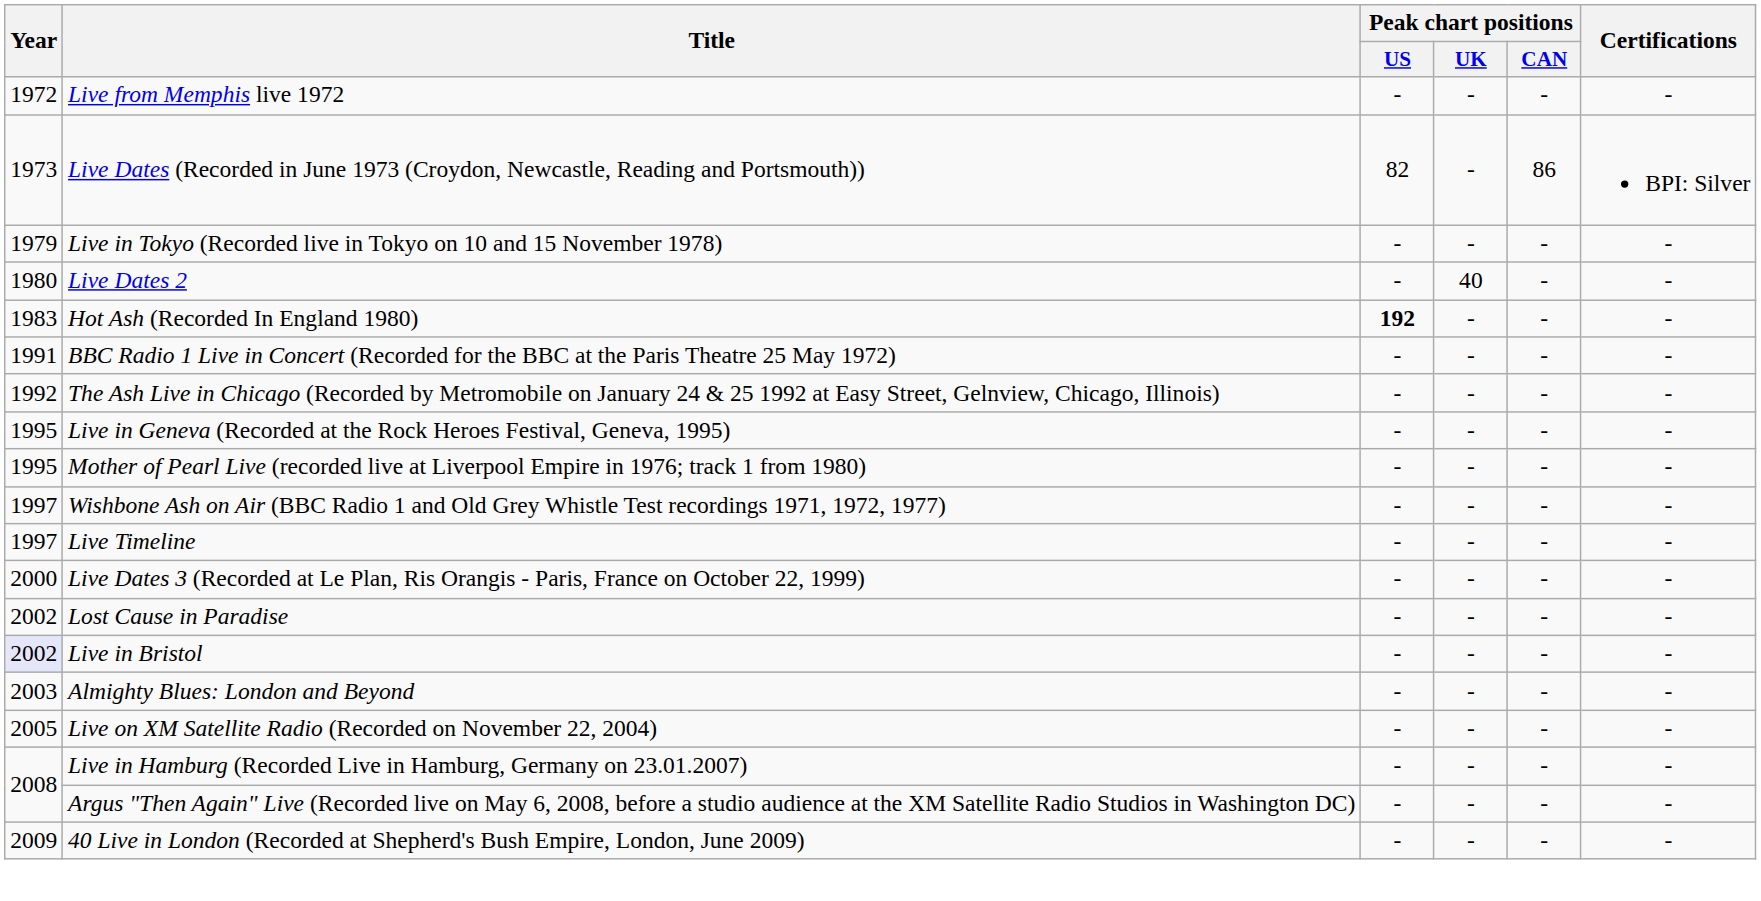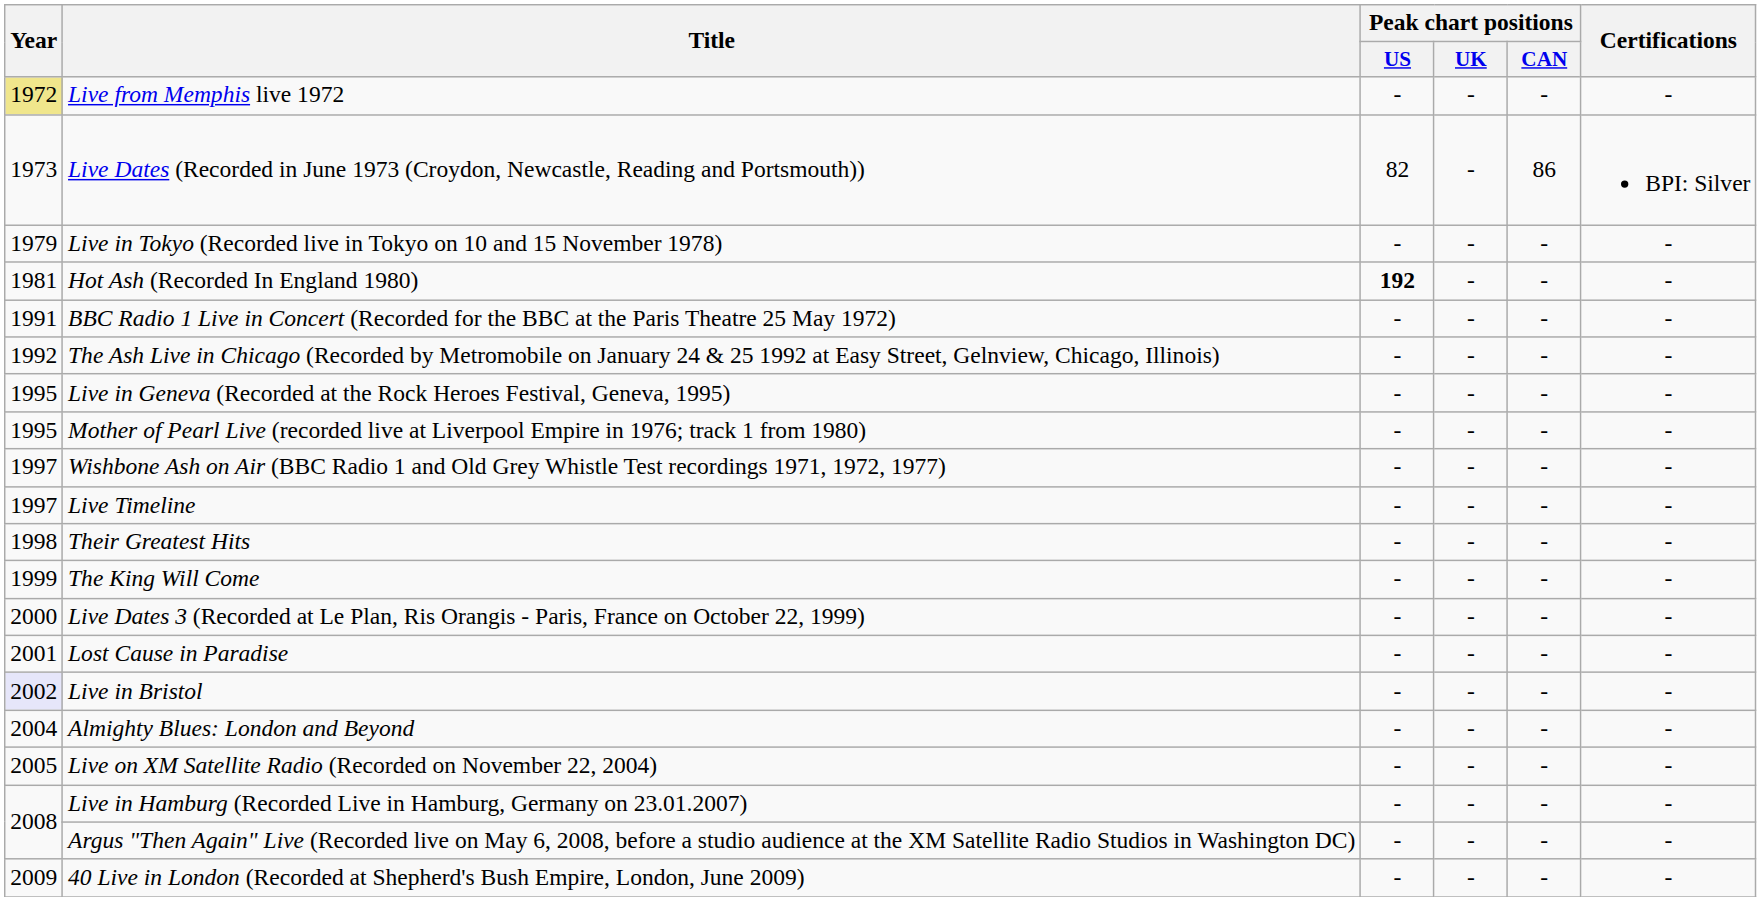(34, 95) no background -> (34, 95) khaki background
- row: (127, 280)
(34, 318) 1983 -> (34, 280) 1981
+ row: (159, 541)
+ row: (164, 579)
(34, 616) 2002 -> (34, 653) 2001
(34, 691) 2003 -> (34, 728) 2004
